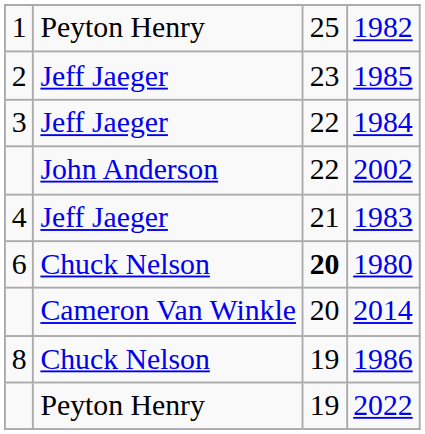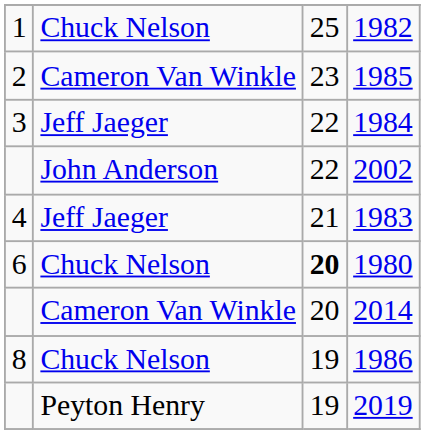(123, 28) Peyton Henry -> (125, 28) Chuck Nelson
(104, 75) Jeff Jaeger -> (168, 75) Cameron Van Winkle
+ row: (383, 405)
- row: (383, 405)
